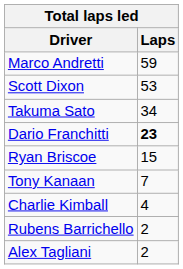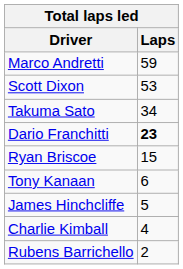(145, 181) 7 -> (145, 181) 6
+ row: (66, 205)
- row: (50, 252)
